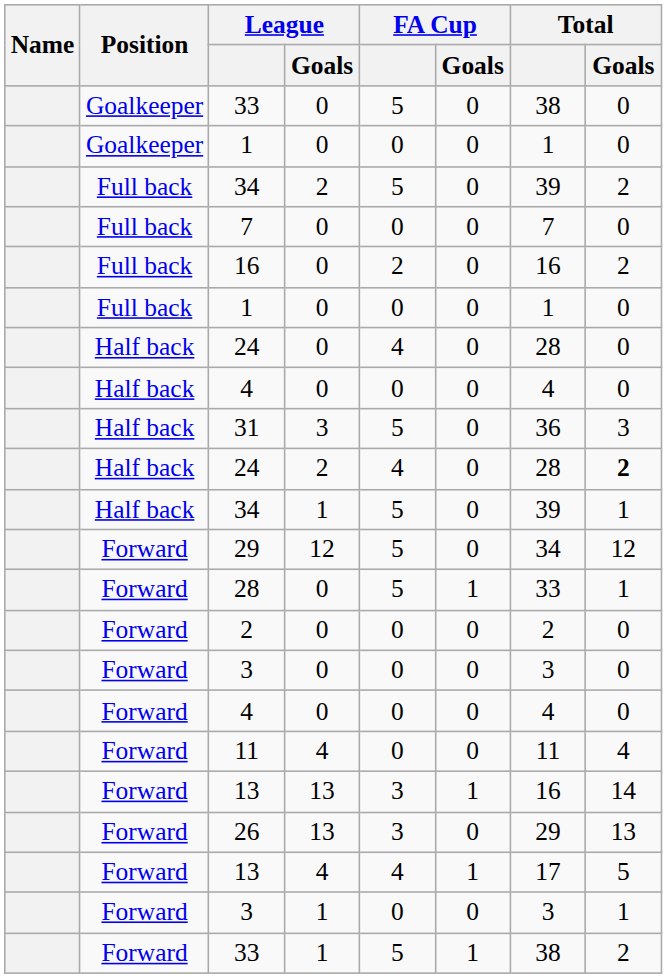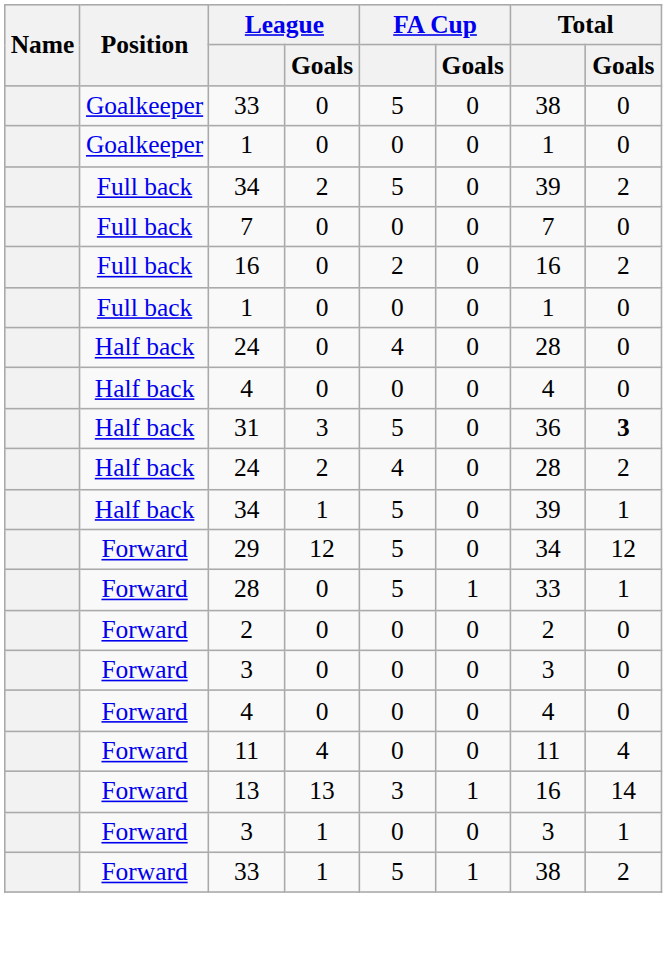(623, 428) normal -> (623, 428) bold
(623, 468) bold -> (623, 468) normal
- row: (247, 831)
- row: (247, 871)
